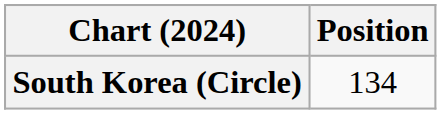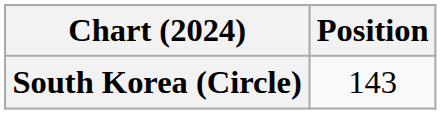(373, 81) 134 -> (373, 81) 143
